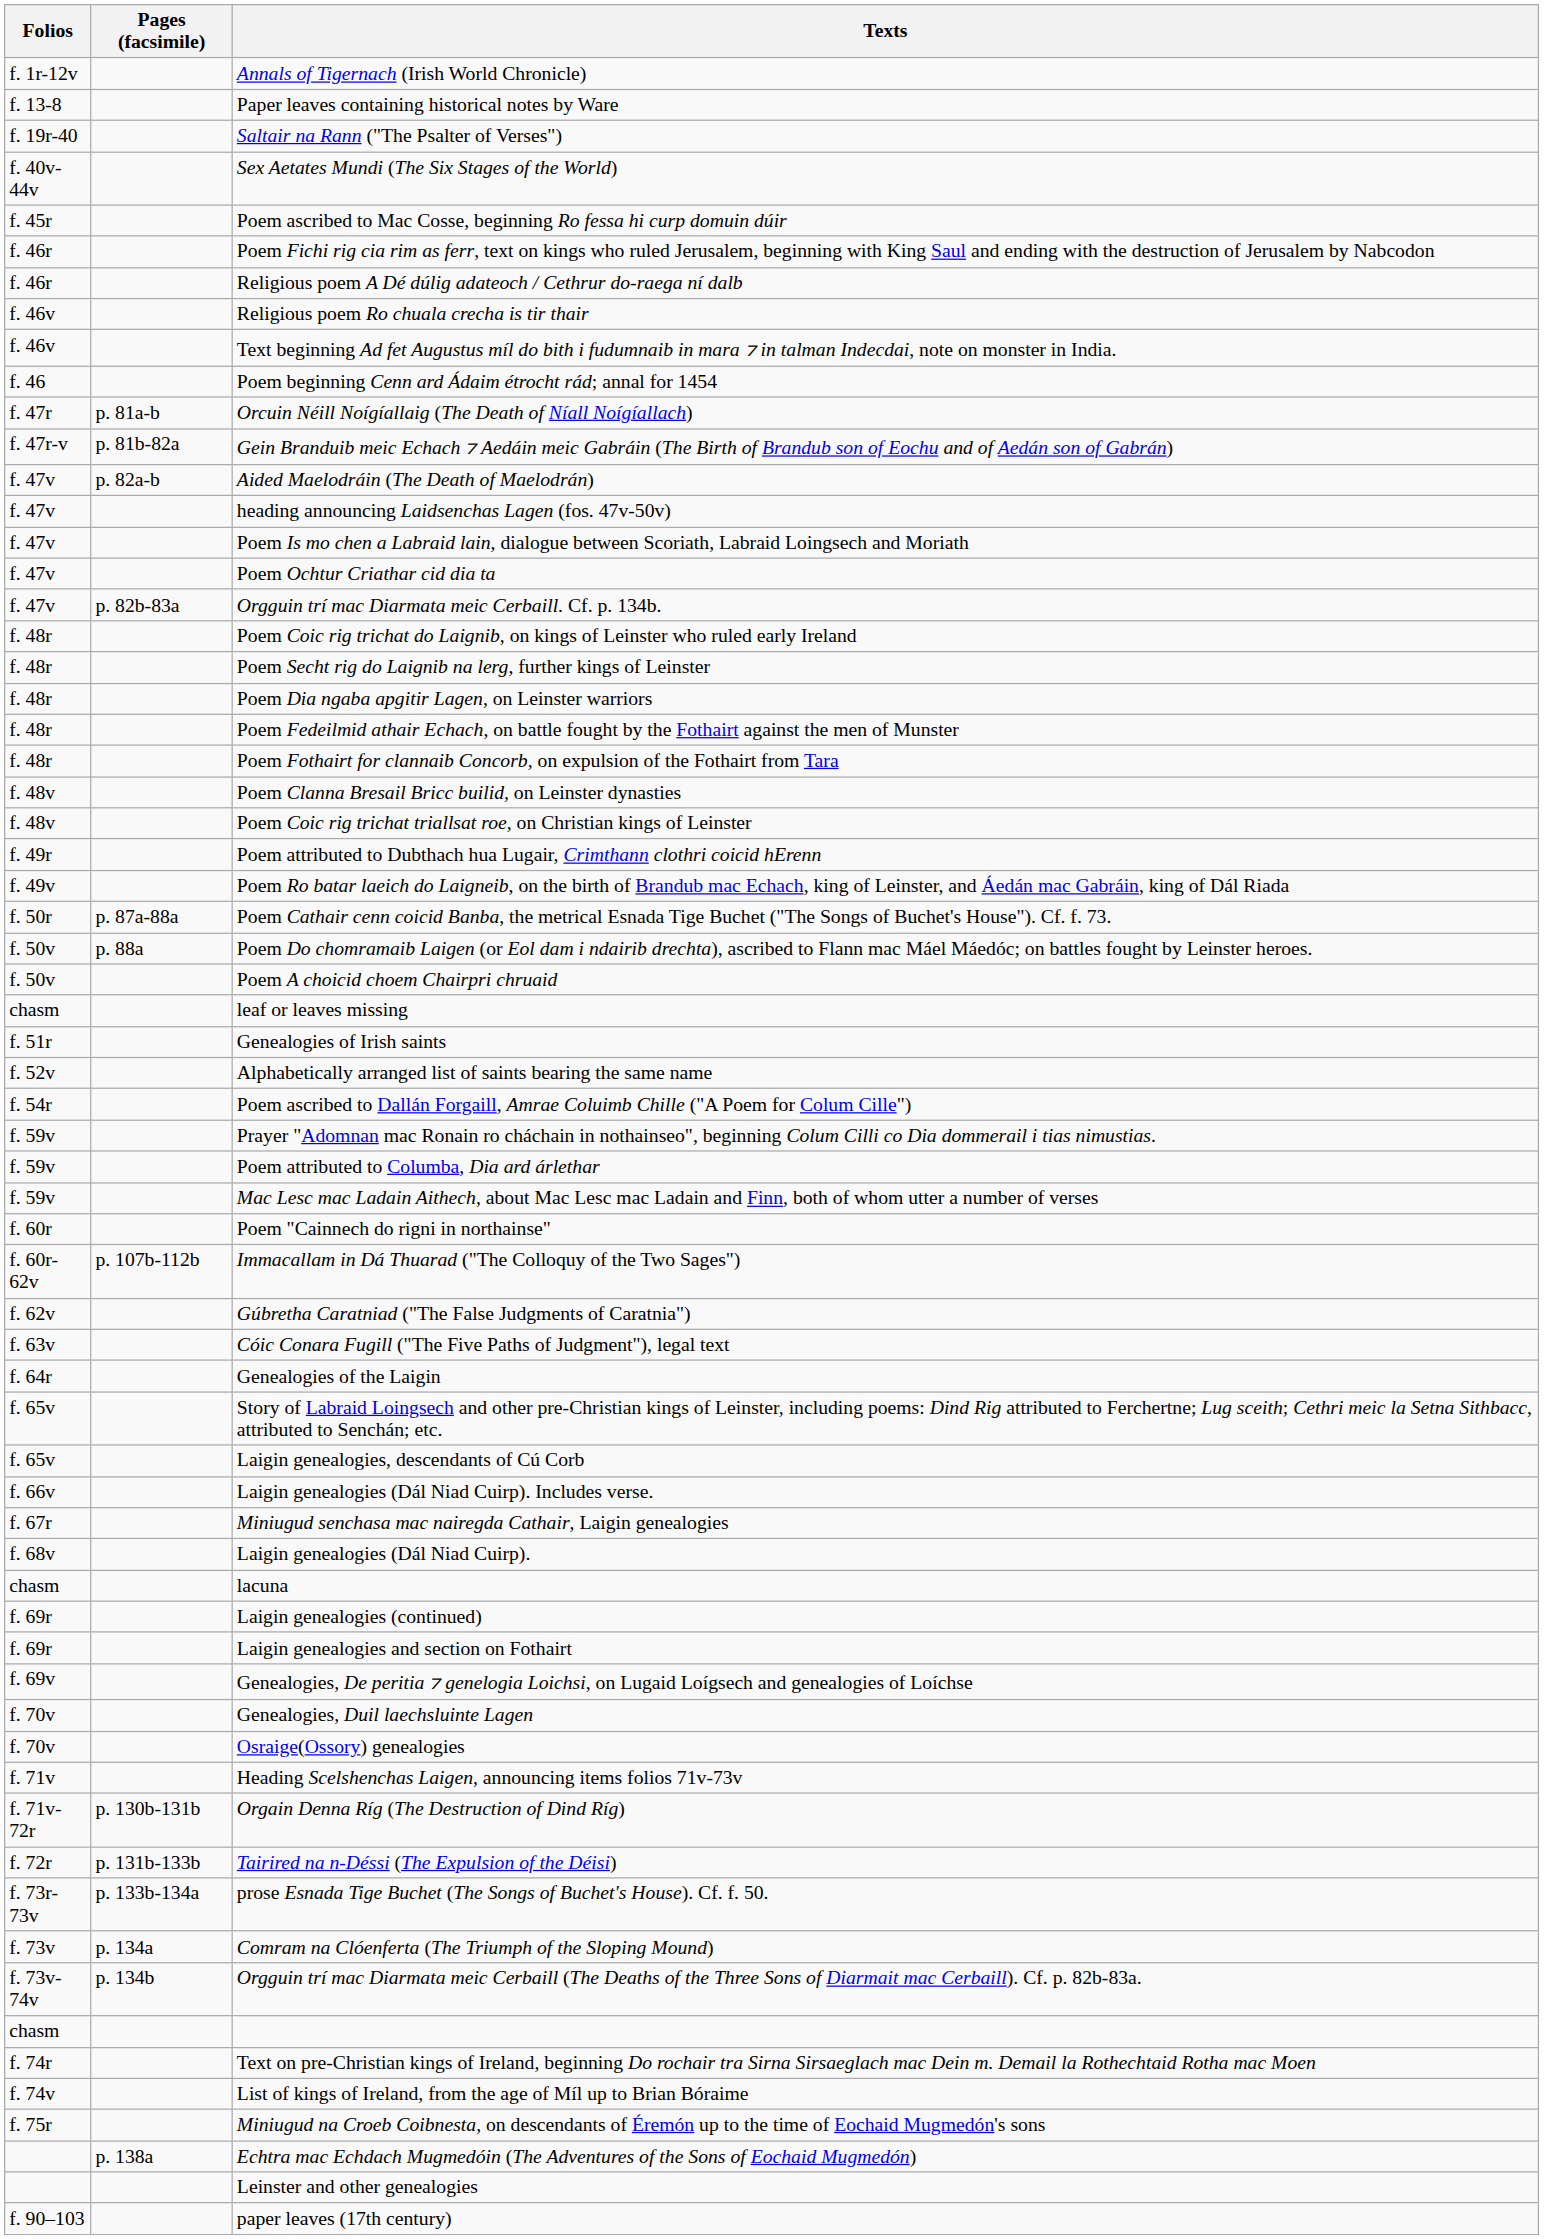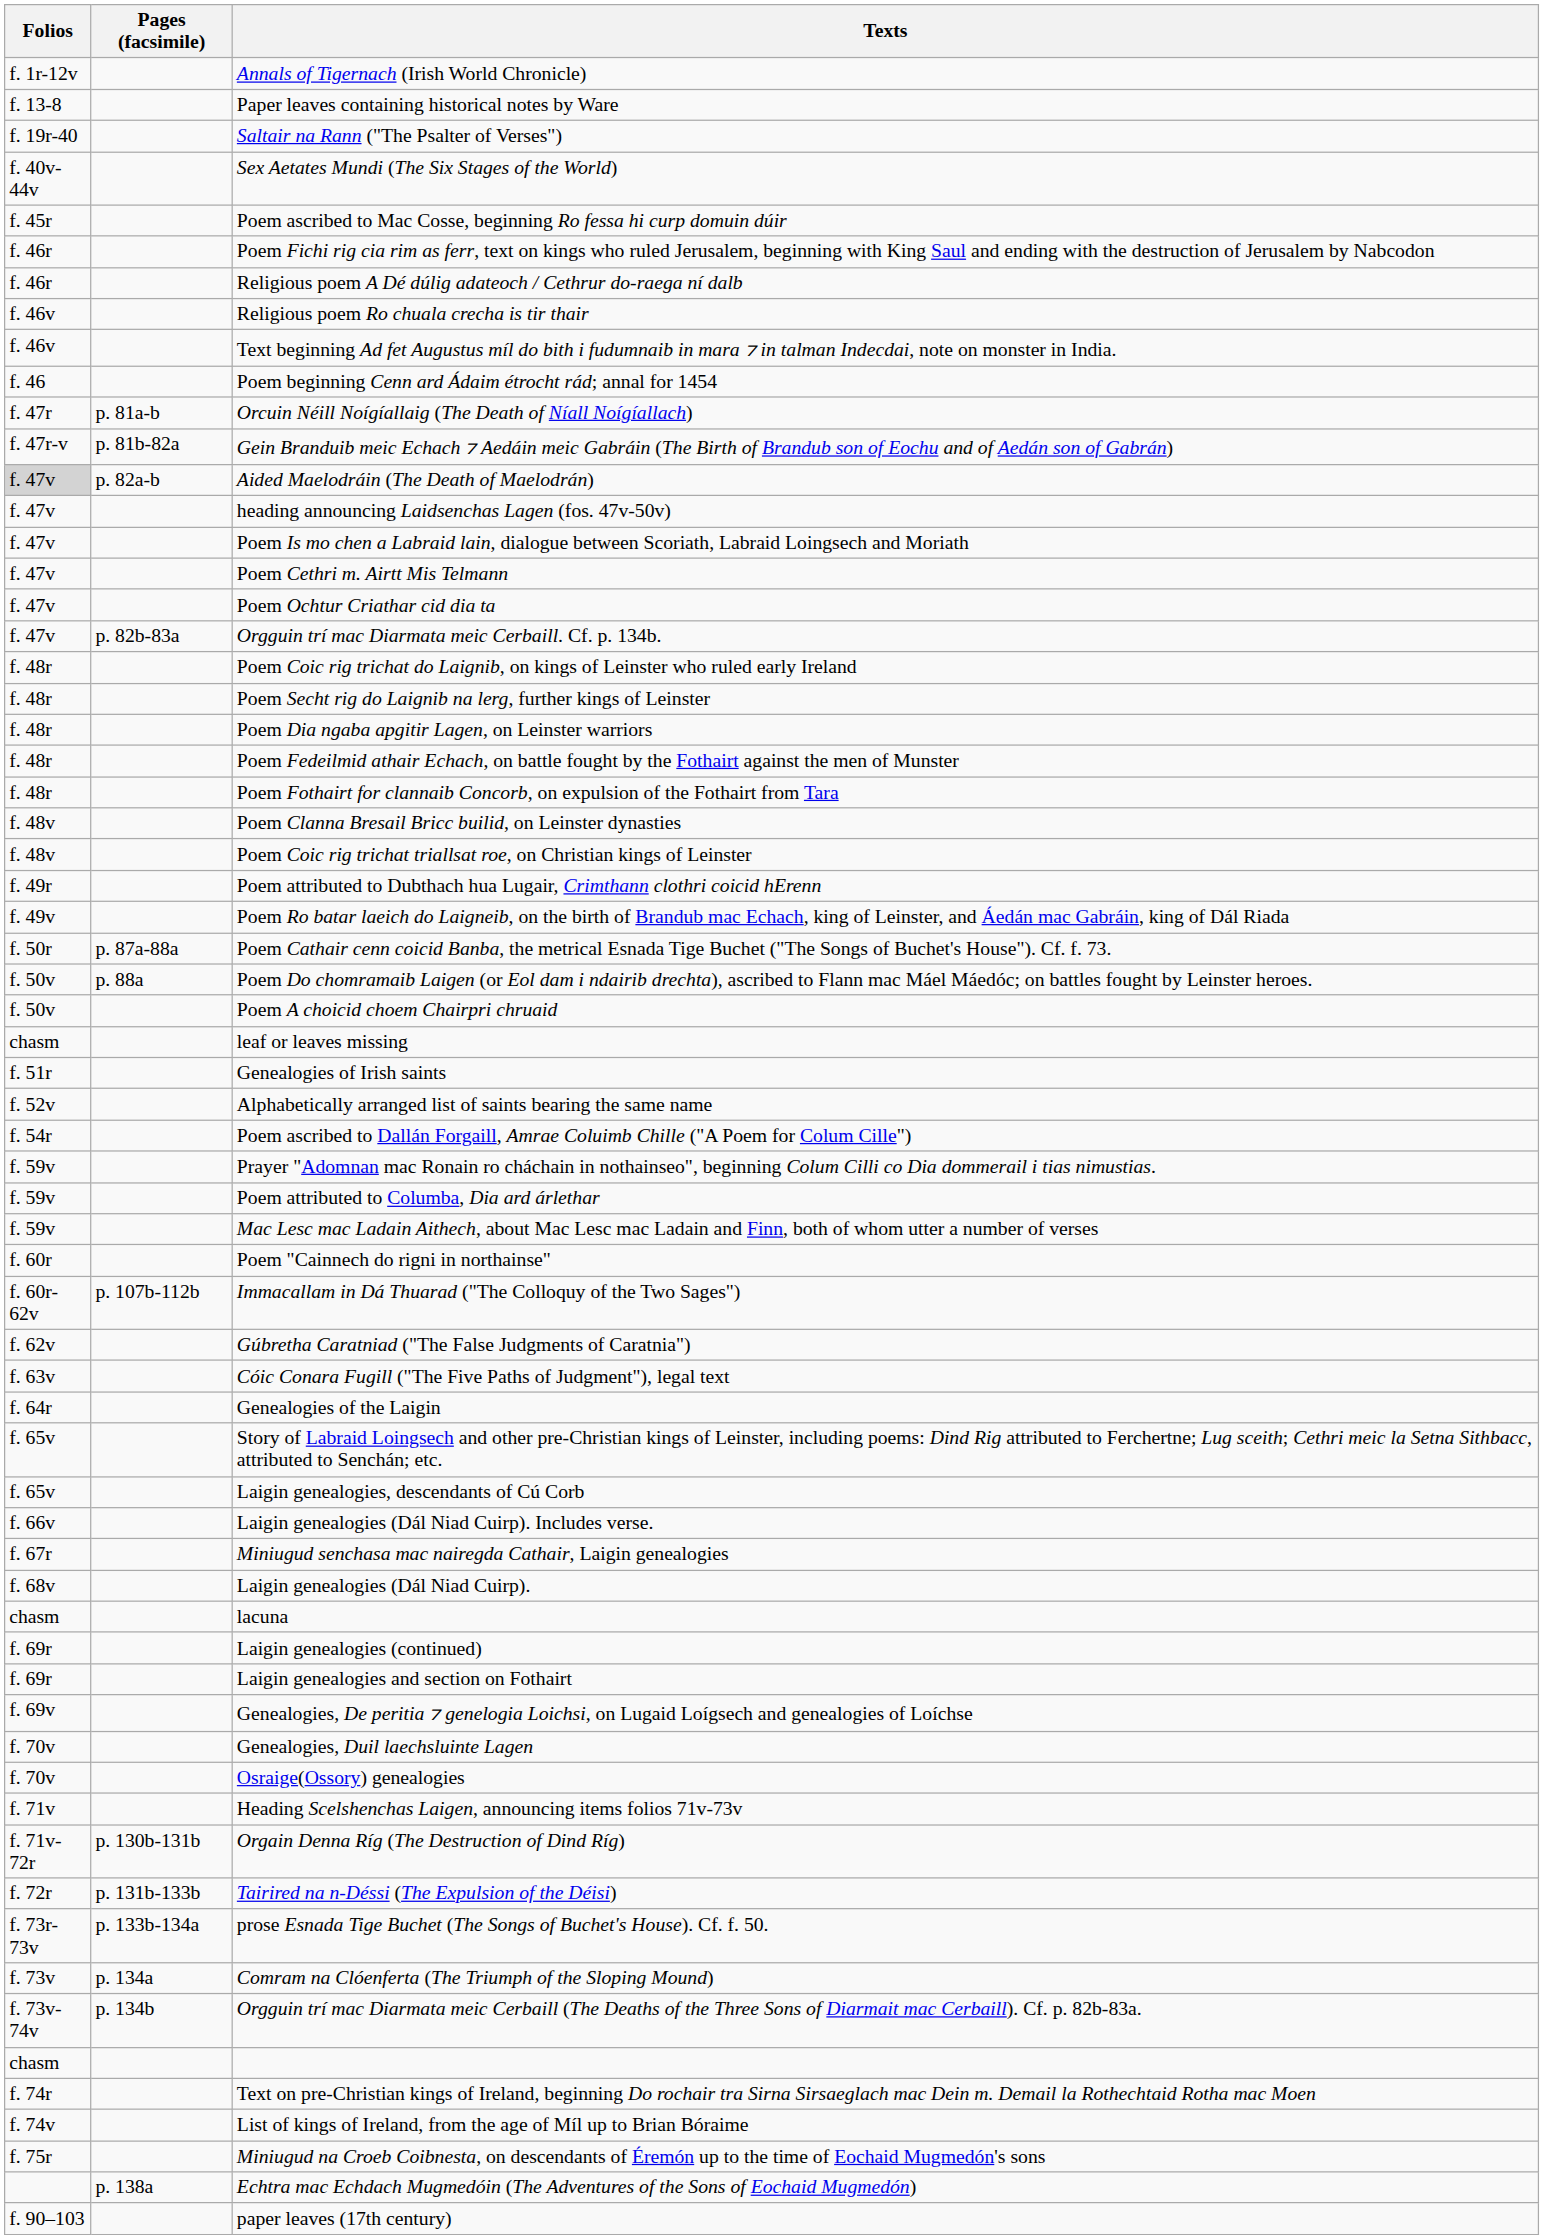(32, 479) no background -> (32, 479) lightgrey background
+ row: (372, 573)
- row: (357, 2187)
